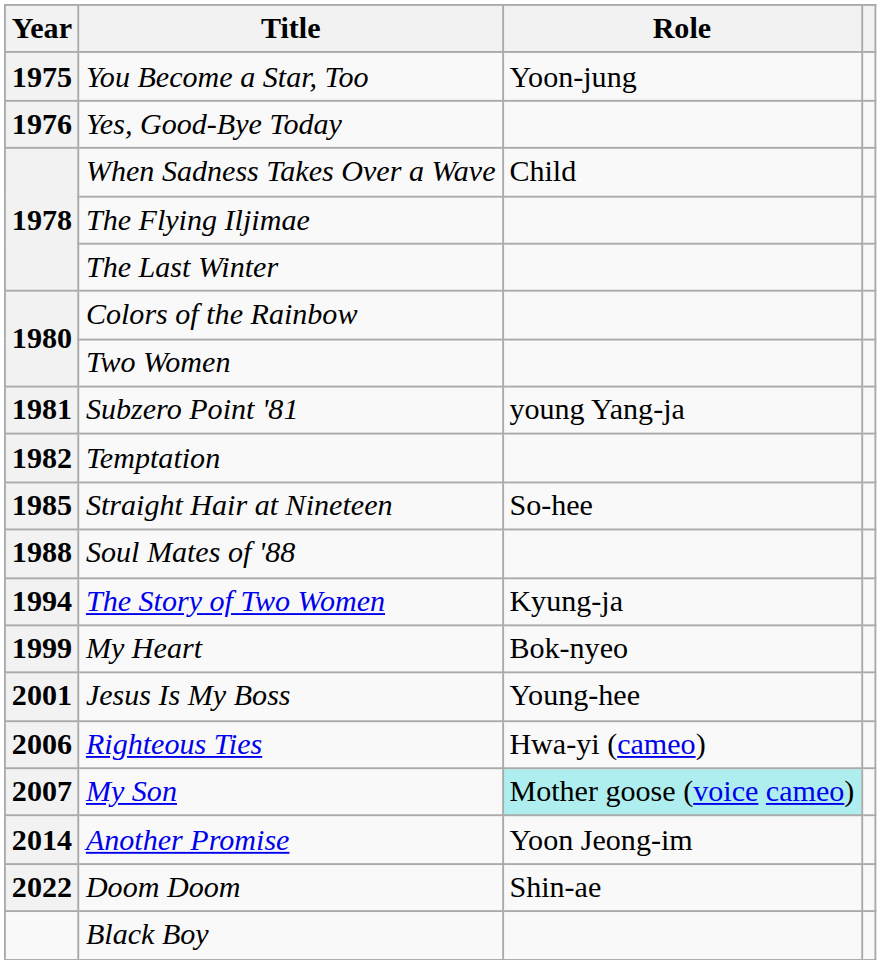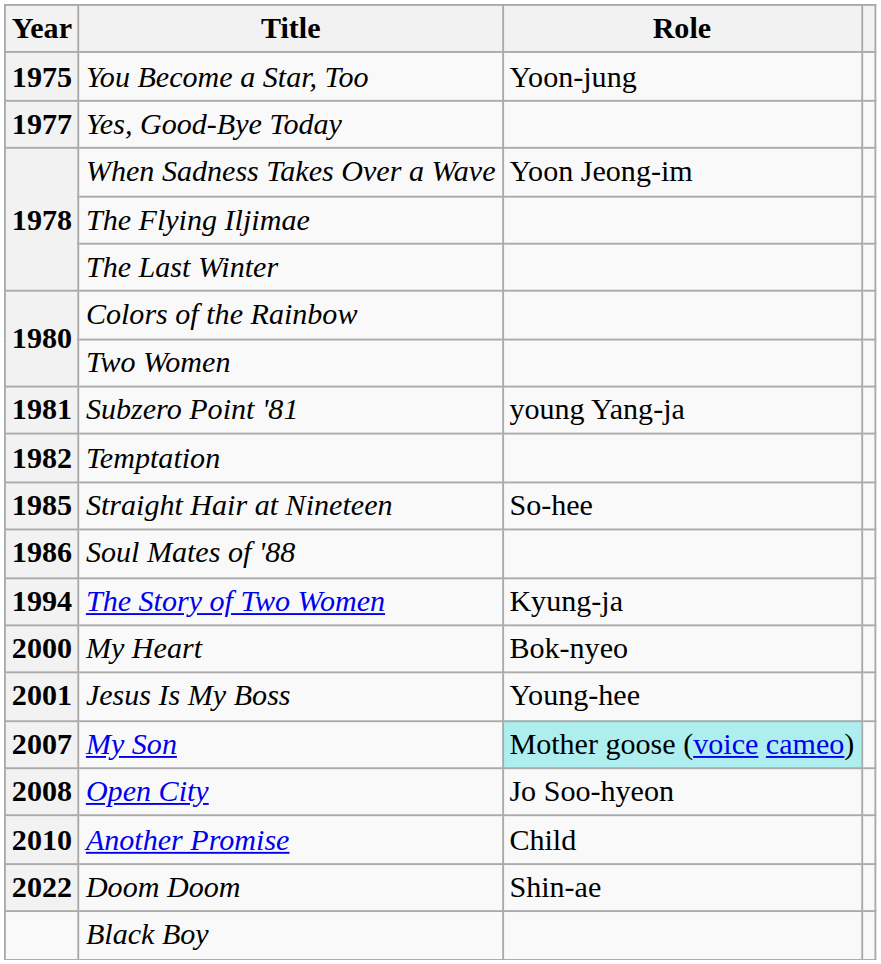(42, 123) 1976 -> (42, 123) 1977
(543, 171) Child -> (601, 171) Yoon Jeong-im
(42, 553) 1988 -> (42, 553) 1986
(42, 648) 1999 -> (42, 648) 2000
- row: (174, 743)
+ row: (147, 791)
(42, 839) 2014 -> (42, 839) 2010
(601, 839) Yoon Jeong-im -> (543, 839) Child
